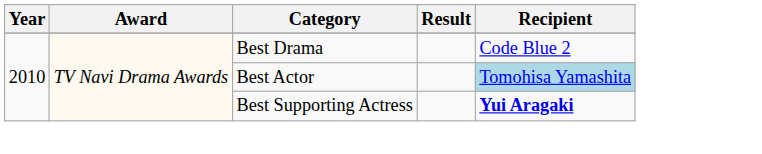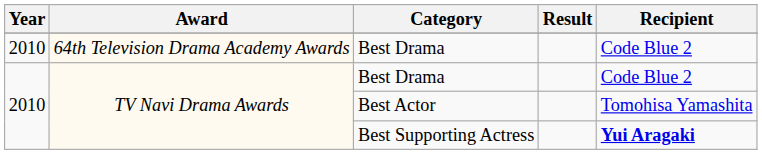+ row: (202, 47)
(555, 76) lightblue background -> (677, 105) no background
